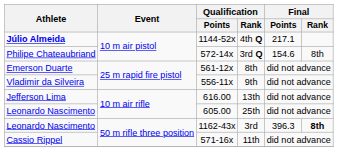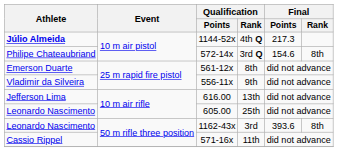(283, 40) 217.1 -> (283, 40) 217.3
(283, 126) 396.3 -> (283, 126) 393.6
(317, 126) bold -> (317, 126) normal
